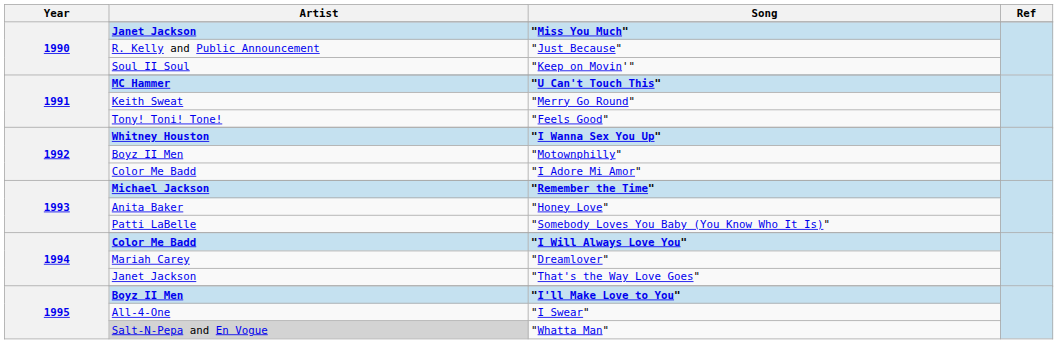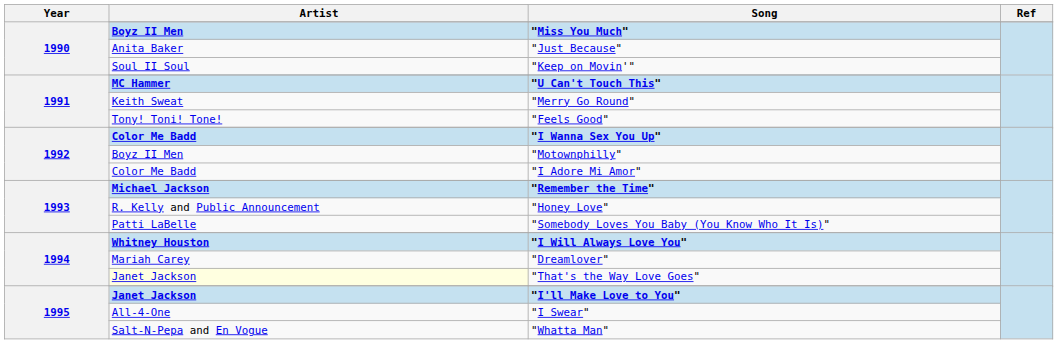(154, 31) Janet Jackson -> (148, 31) Boyz II Men
(216, 48) R. Kelly and Public Announcement -> (148, 48) Anita Baker
(161, 136) Whitney Houston -> (154, 136) Color Me Badd
(148, 207) Anita Baker -> (216, 207) R. Kelly and Public Announcement
(154, 242) Color Me Badd -> (161, 242) Whitney Houston
(154, 277) no background -> (154, 277) lightyellow background
(148, 295) Boyz II Men -> (154, 295) Janet Jackson
(190, 330) lightgrey background -> (190, 330) no background
